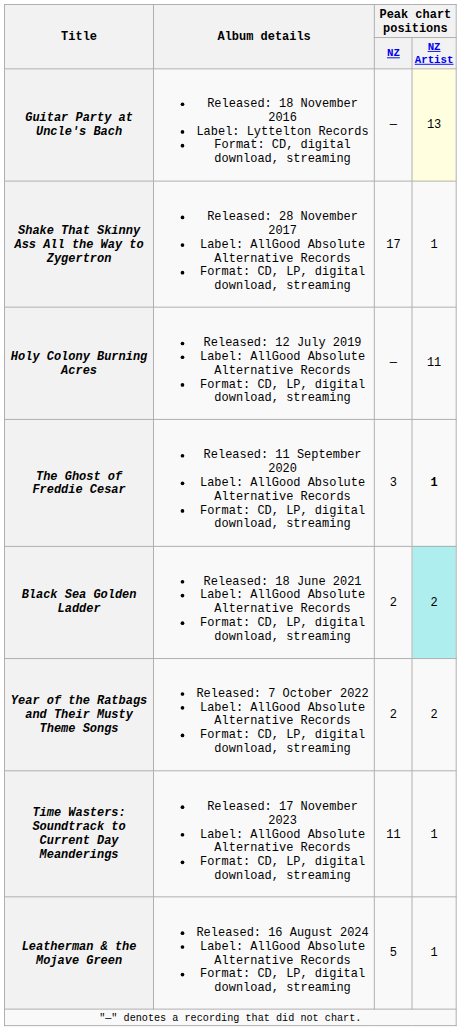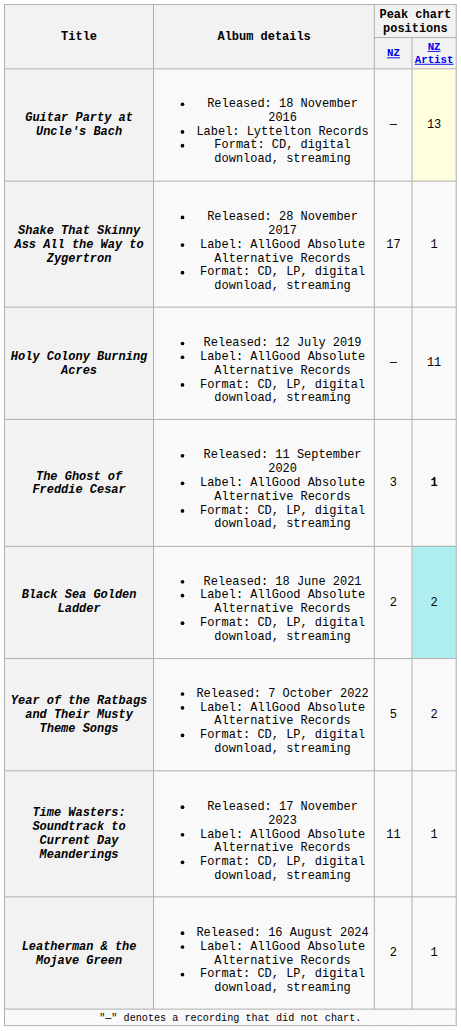(393, 715) 2 -> (393, 715) 5
(393, 953) 5 -> (393, 953) 2
